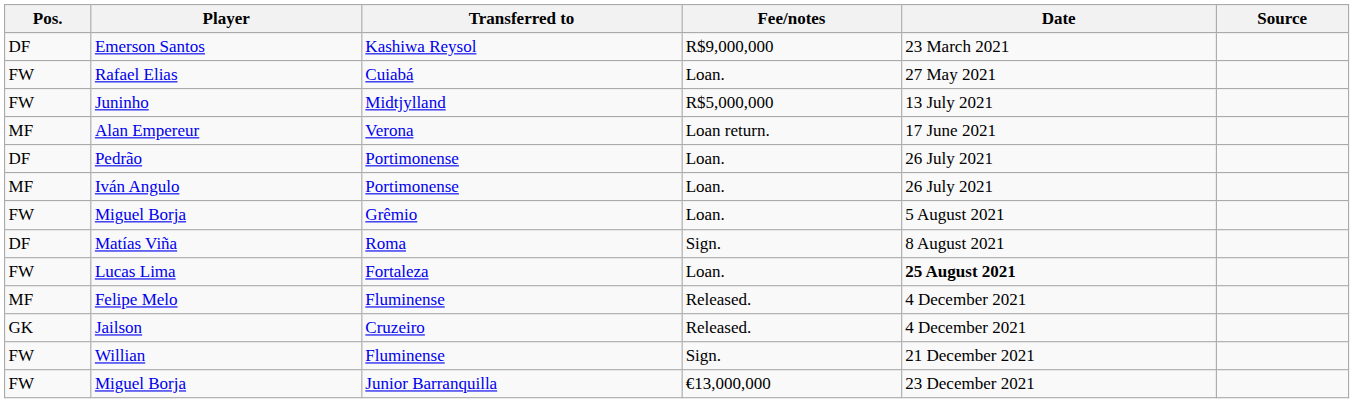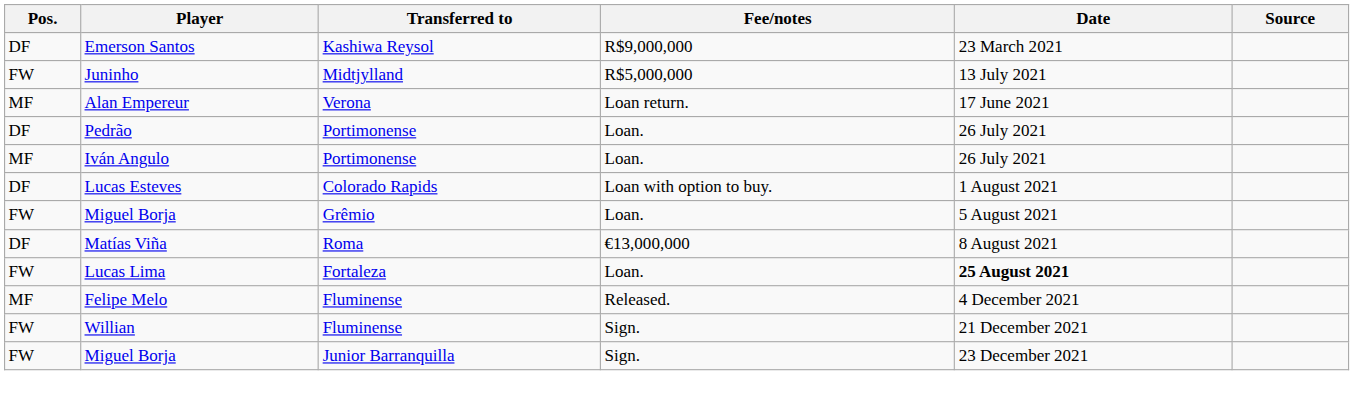- row: (136, 74)
+ row: (133, 187)
(703, 243) Sign. -> (647, 243) €13,000,000
- row: (119, 327)
(728, 383) €13,000,000 -> (622, 355) Sign.
